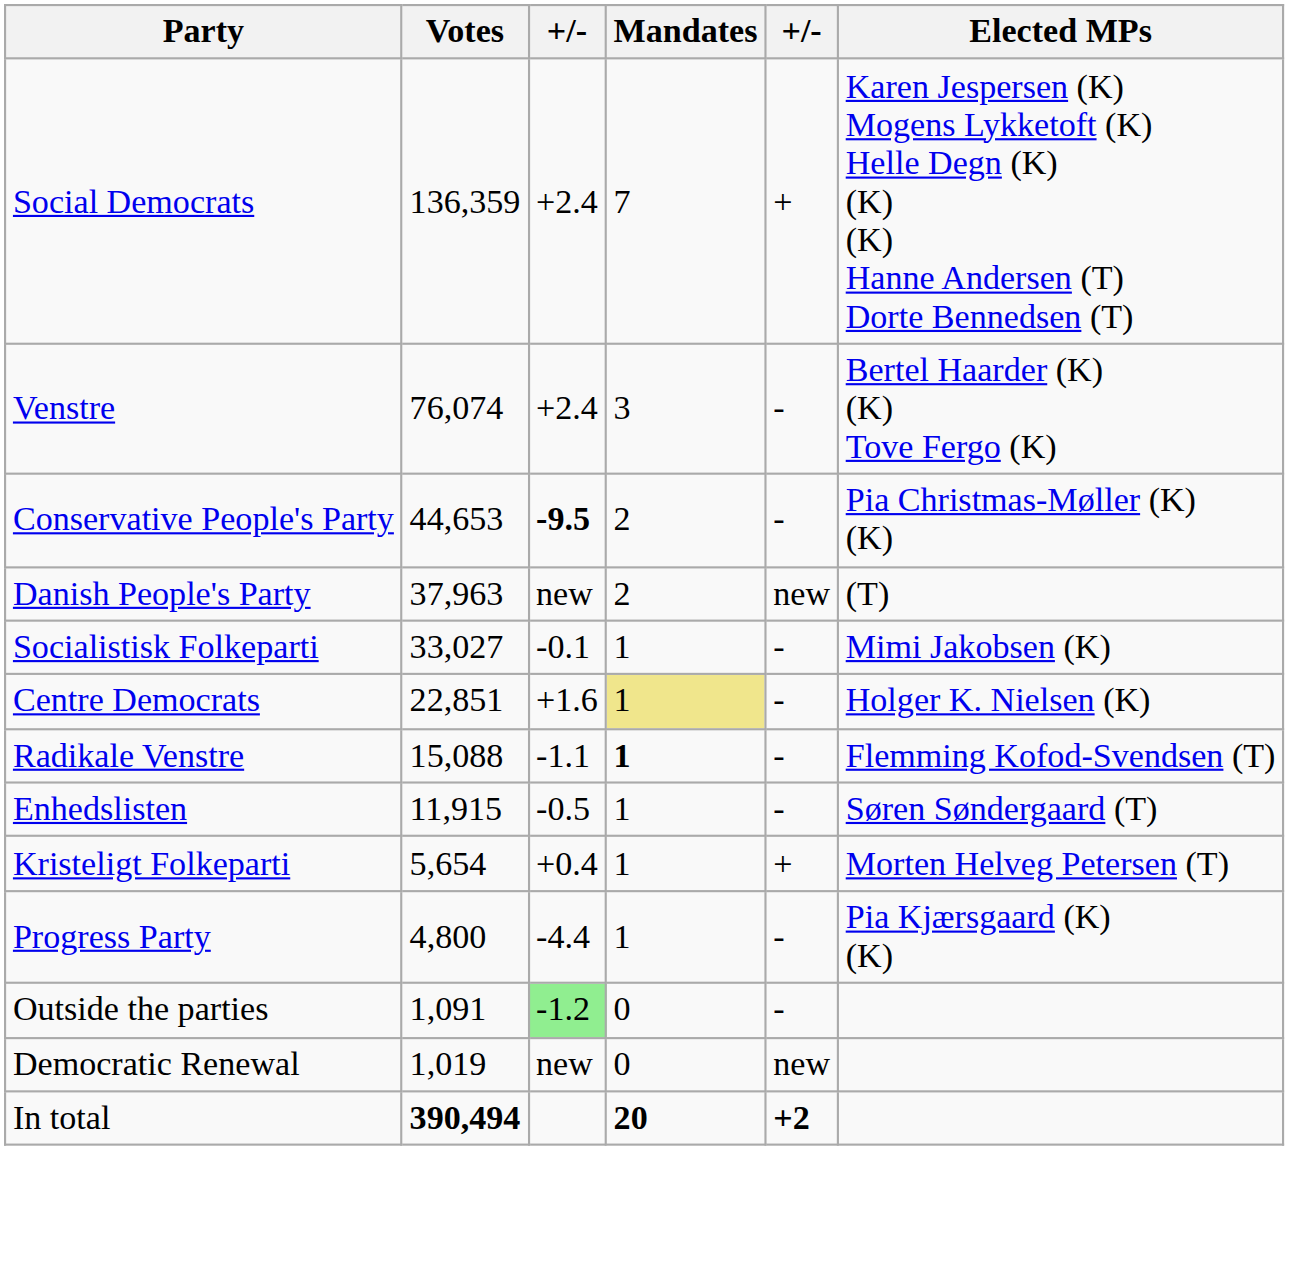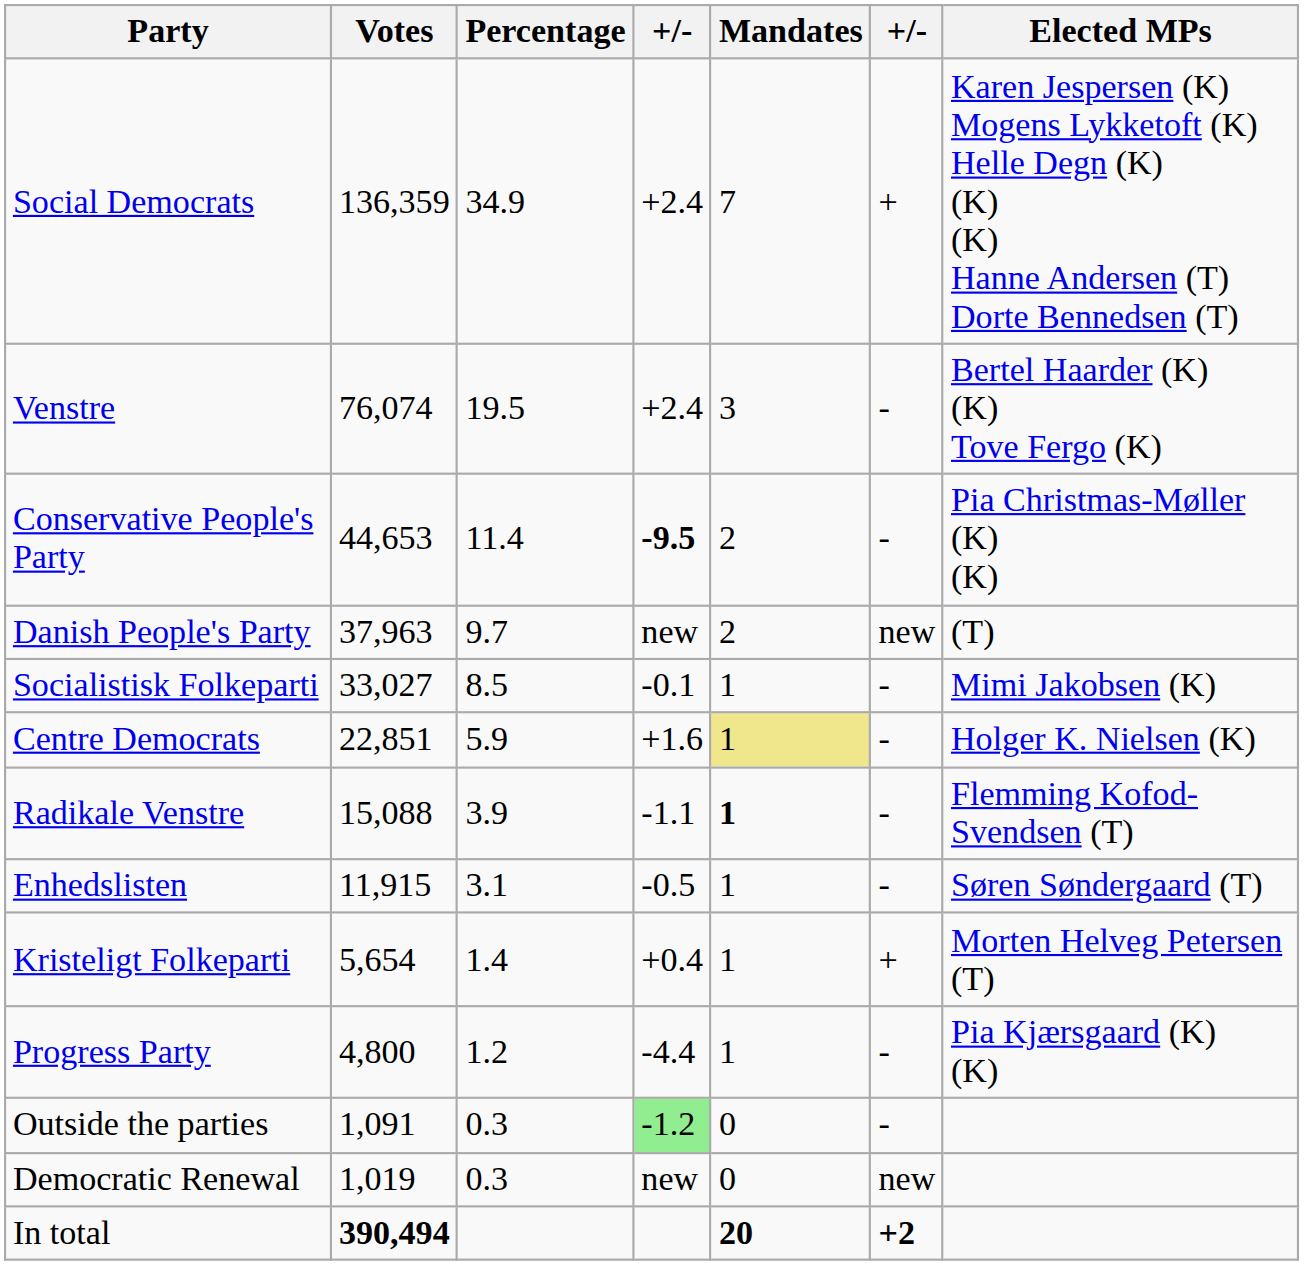+ column: (546, 31)
